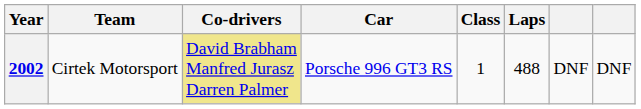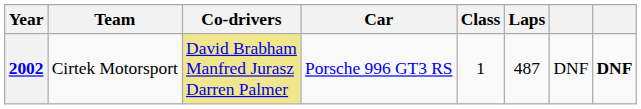(527, 68) 488 -> (527, 68) 487
(614, 68) normal -> (614, 68) bold
